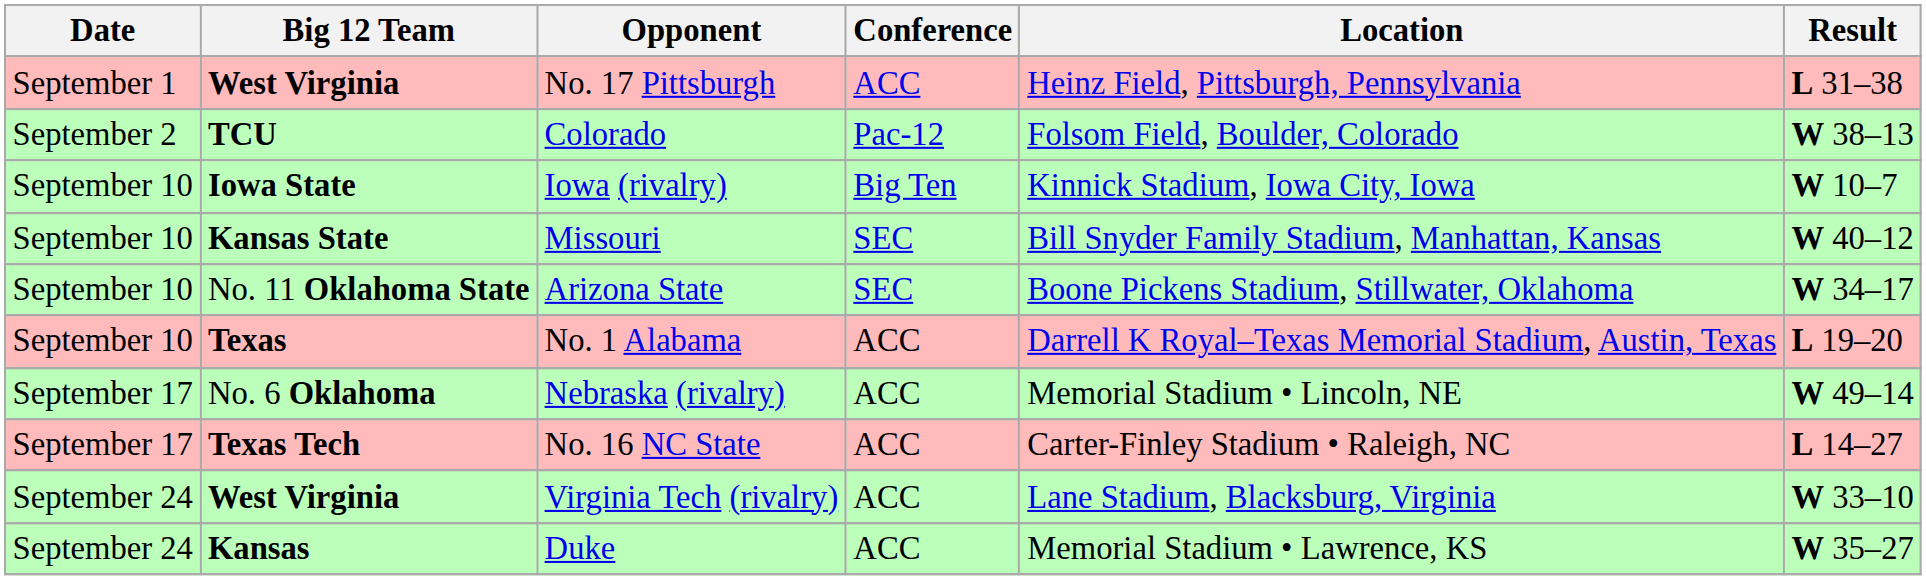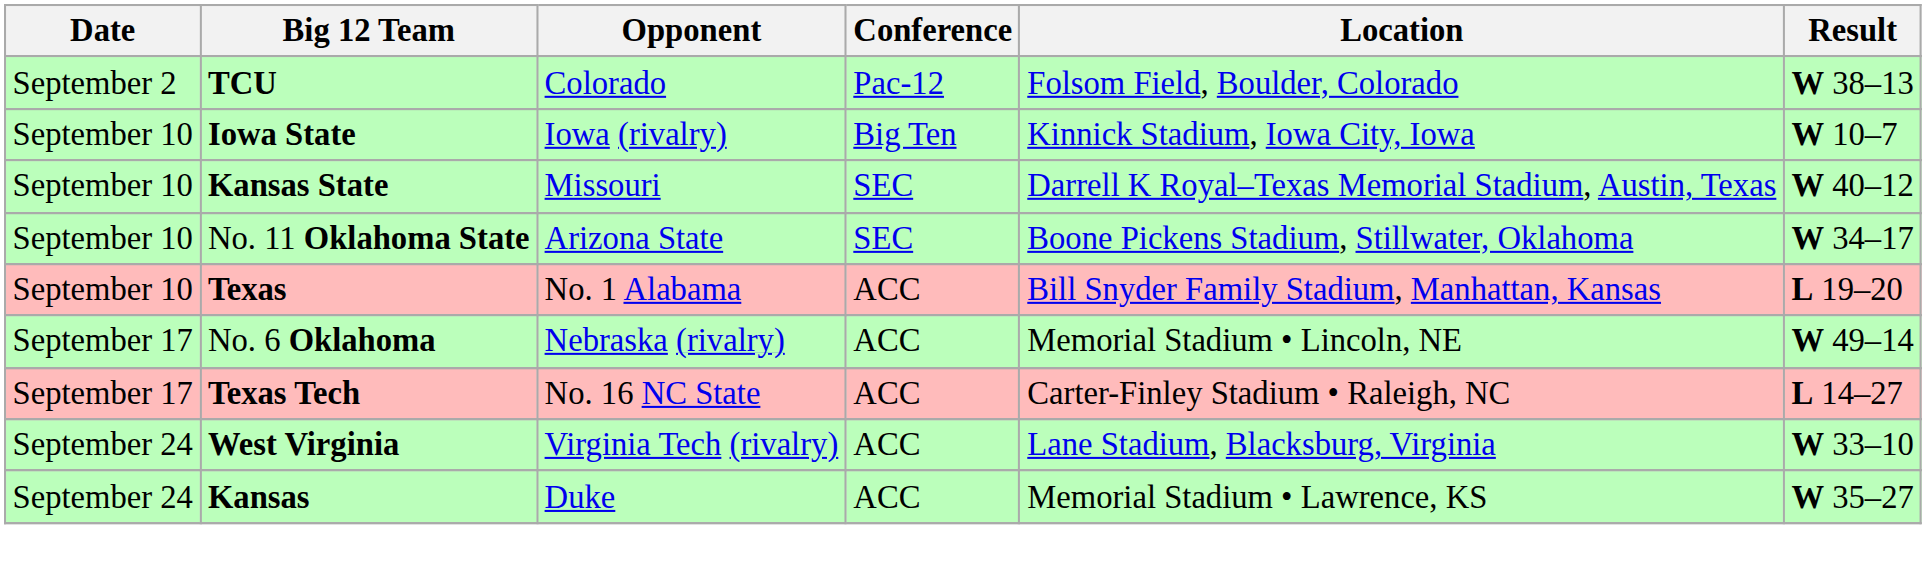- row: (660, 82)
(1344, 237) Bill Snyder Family Stadium, Manhattan, Kansas -> (1402, 185) Darrell K Royal–Texas Memorial Stadium, Austin, Texas
(1402, 340) Darrell K Royal–Texas Memorial Stadium, Austin, Texas -> (1344, 289) Bill Snyder Family Stadium, Manhattan, Kansas
